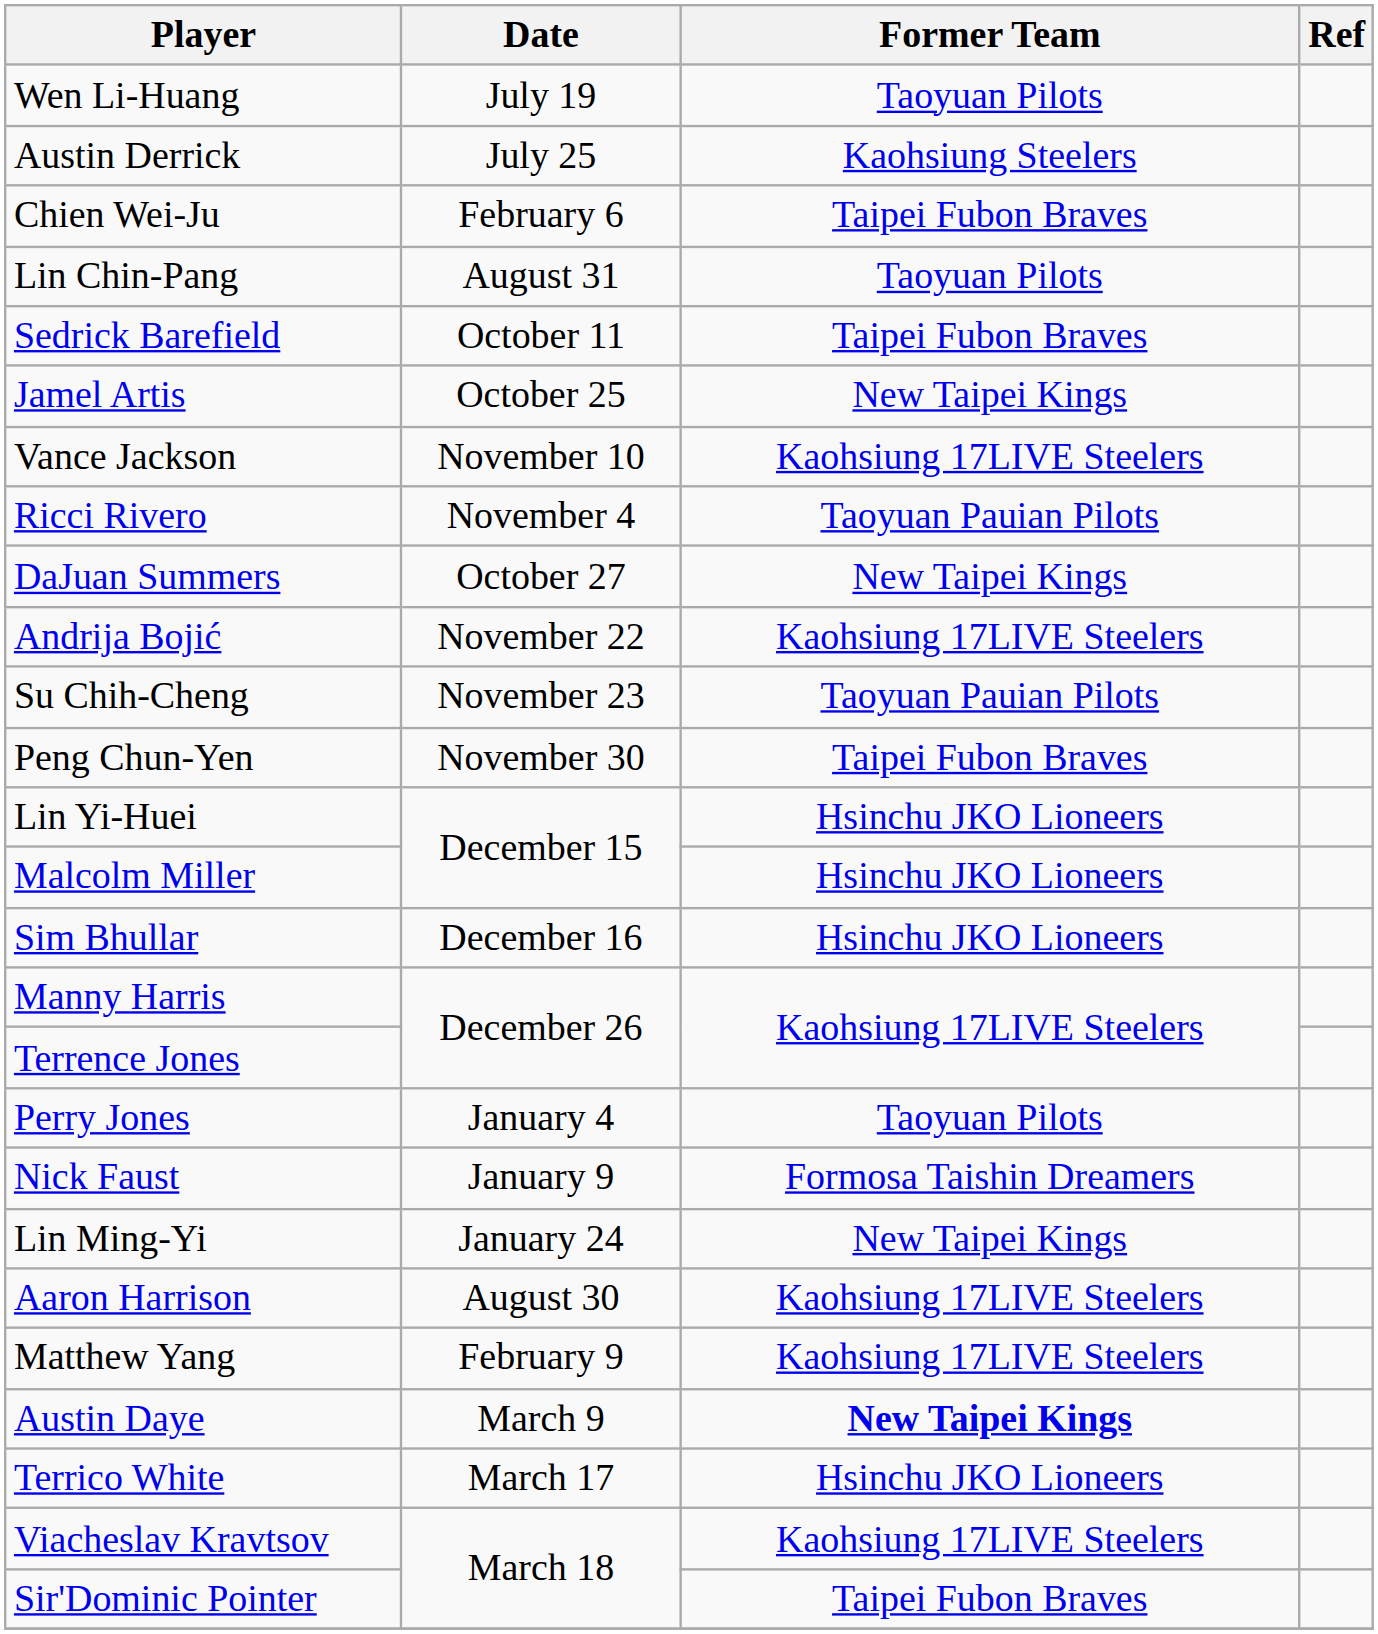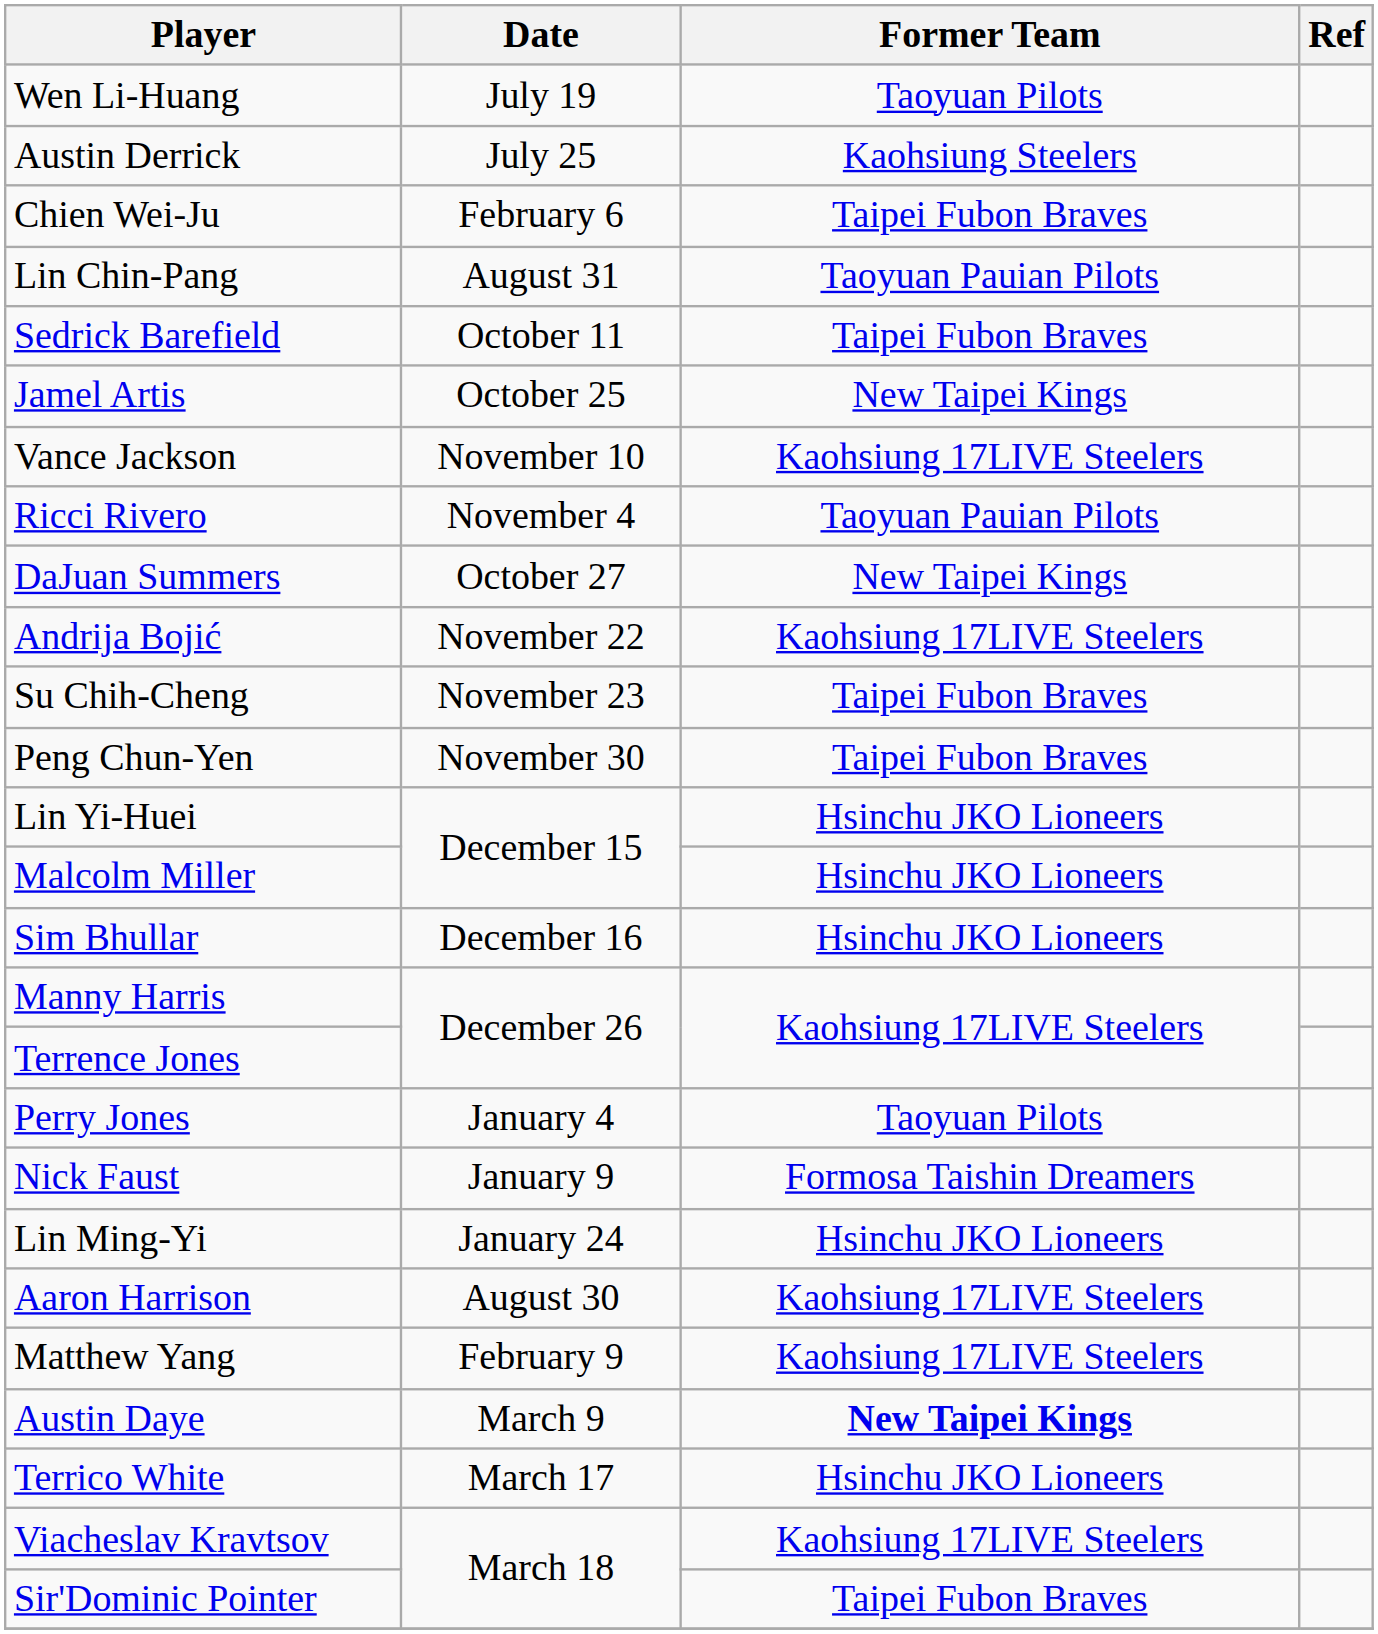(990, 275) Taoyuan Pilots -> (990, 275) Taoyuan Pauian Pilots
(990, 696) Taoyuan Pauian Pilots -> (990, 696) Taipei Fubon Braves
(990, 1237) New Taipei Kings -> (990, 1237) Hsinchu JKO Lioneers
